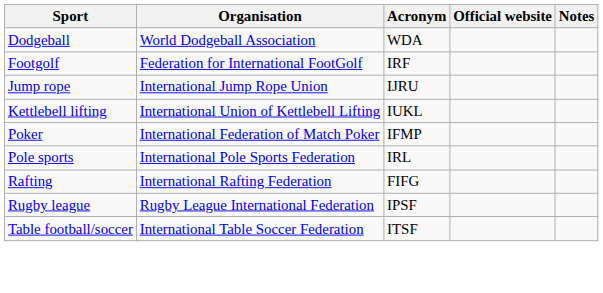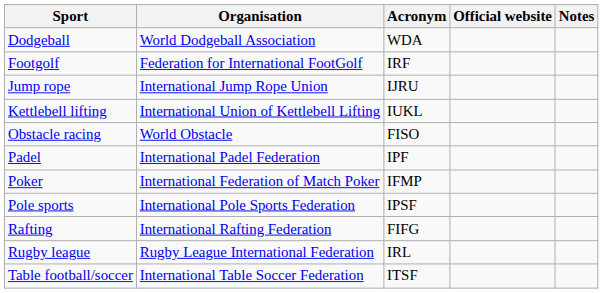+ row: (54, 134)
+ row: (24, 157)
(399, 157) IRL -> (402, 205) IPSF
(402, 205) IPSF -> (399, 252) IRL
